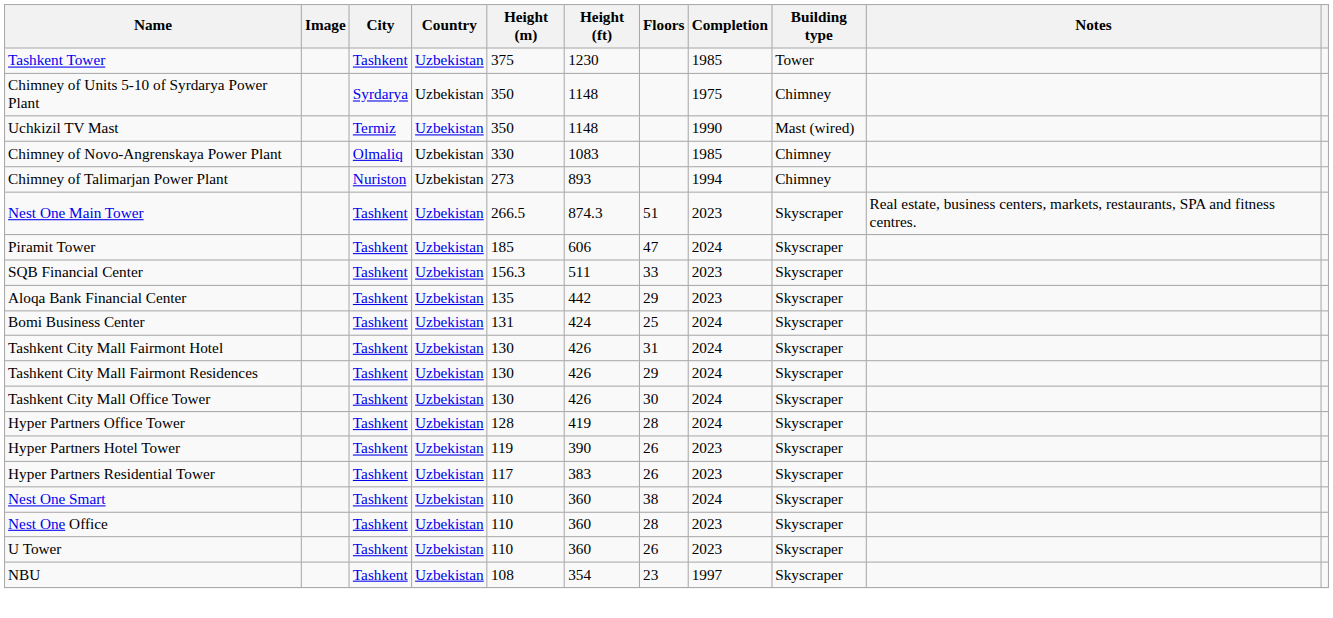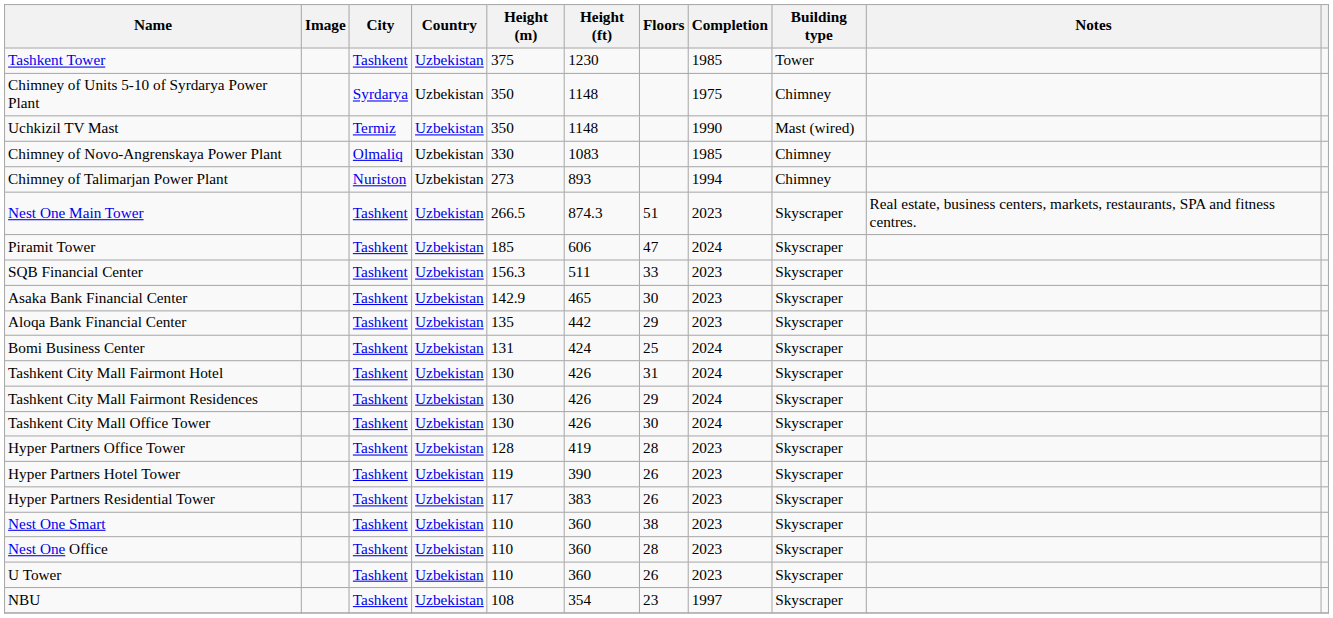+ row: (98, 298)
(707, 423) 2024 -> (707, 449) 2023
(707, 499) 2024 -> (707, 524) 2023
